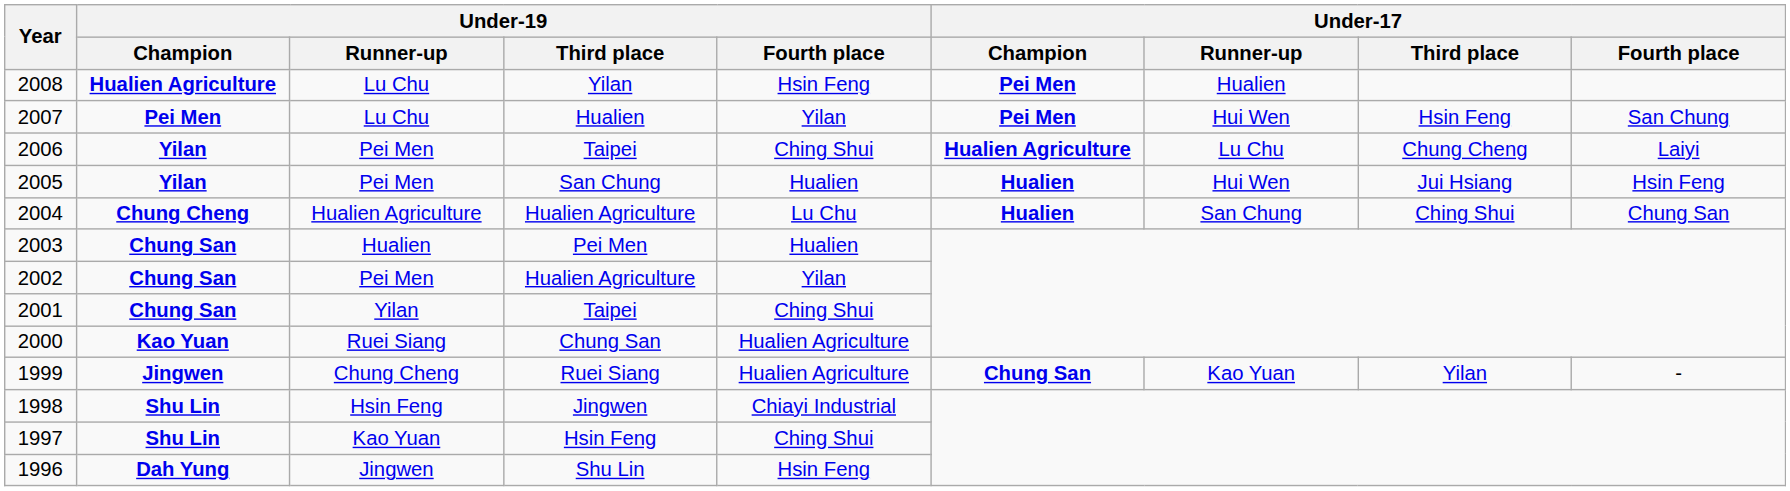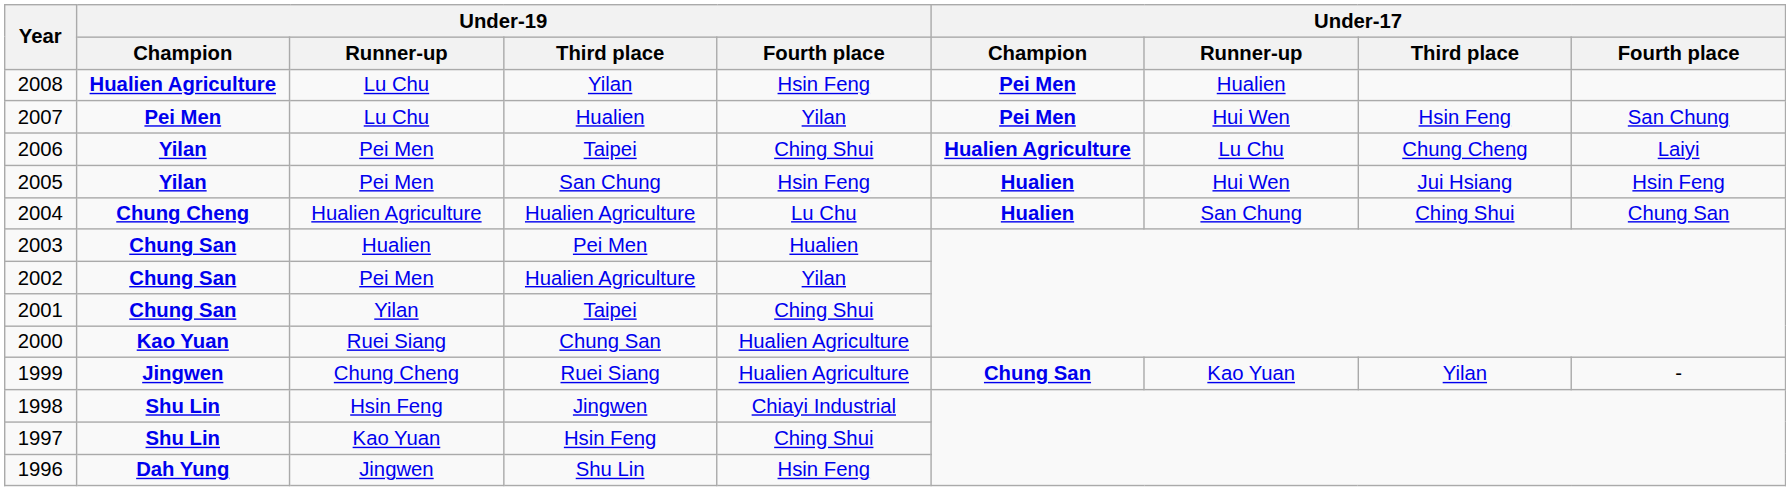(824, 182) Hualien -> (824, 182) Hsin Feng
